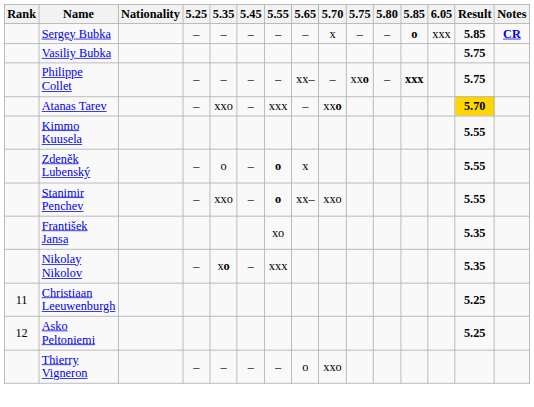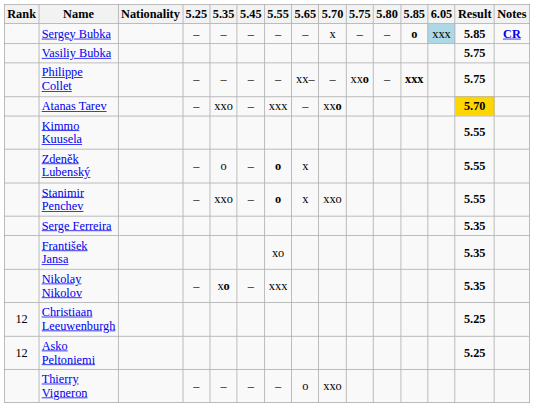(441, 33) no background -> (441, 33) lightblue background
(305, 199) xx– -> (305, 199) x
+ row: (77, 226)
(22, 299) 11 -> (22, 319) 12
